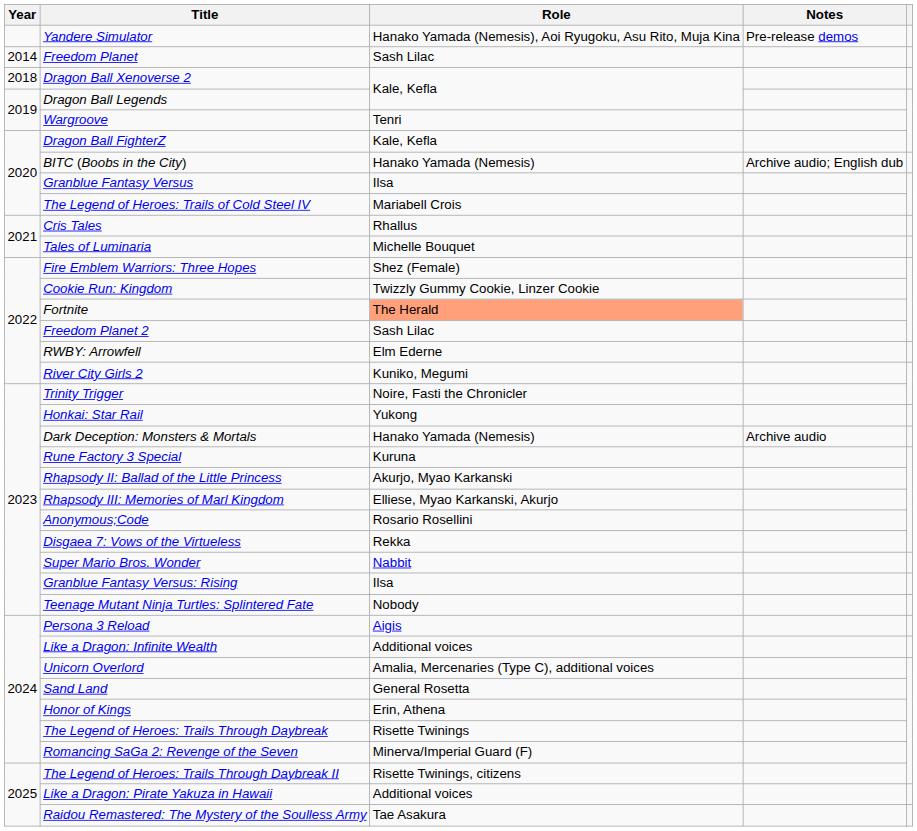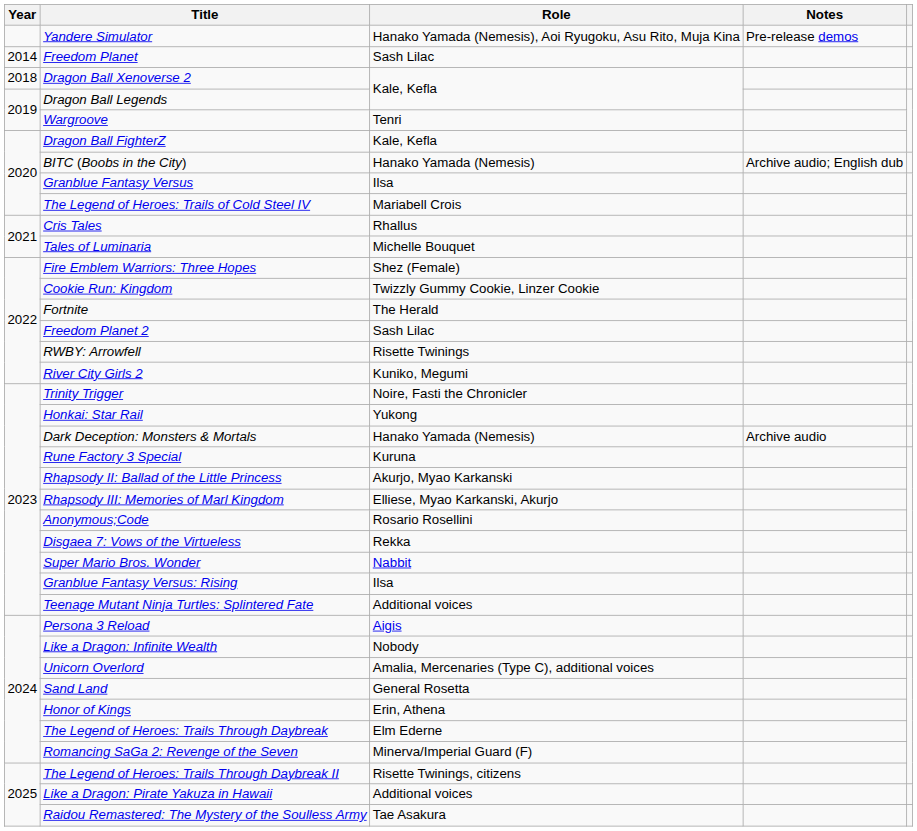(406, 309) lightsalmon background -> (406, 309) no background
(407, 352) Elm Ederne -> (421, 352) Risette Twinings
(396, 604) Nobody -> (423, 604) Additional voices
(423, 646) Additional voices -> (396, 646) Nobody
(421, 731) Risette Twinings -> (407, 731) Elm Ederne
